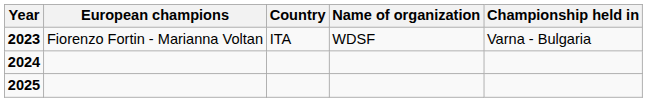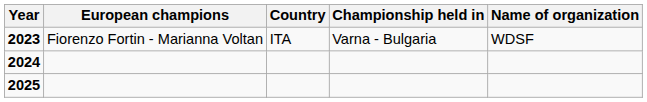columns swapped: (563, 16) <-> (406, 16)
